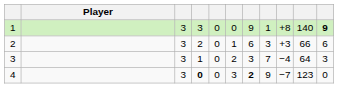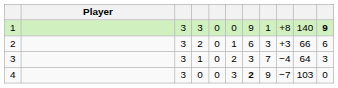(200, 75) bold -> (200, 75) normal
(305, 75) 123 -> (305, 75) 103
